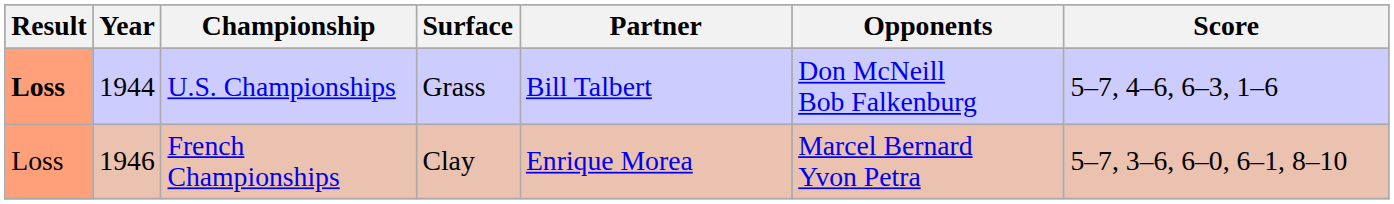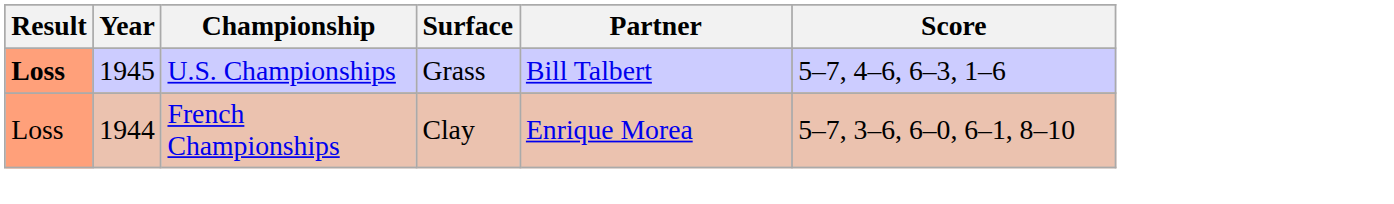- column: (928, 26)
(127, 85) 1944 -> (127, 70) 1945
(127, 160) 1946 -> (127, 129) 1944
